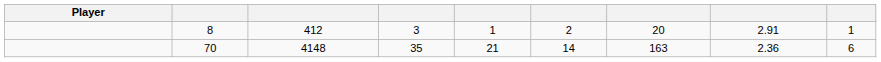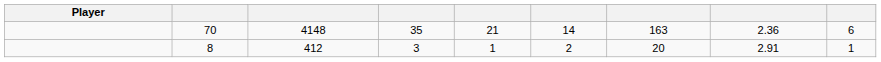rows swapped: (210, 48) <-> (210, 30)
